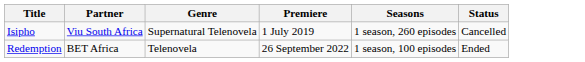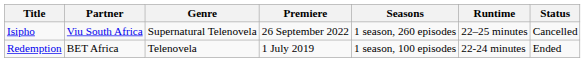+ column: (494, 13)
(288, 31) 1 July 2019 -> (305, 31) 26 September 2022
(305, 48) 26 September 2022 -> (288, 48) 1 July 2019
